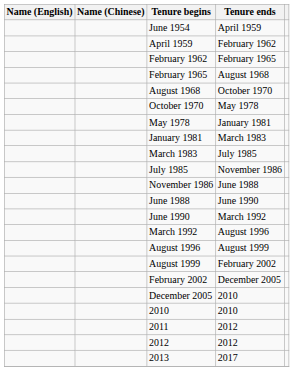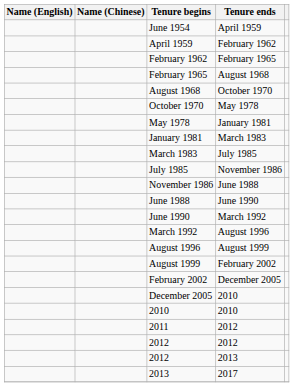+ row: (159, 358)
